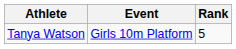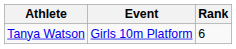(202, 33) 5 -> (202, 33) 6
